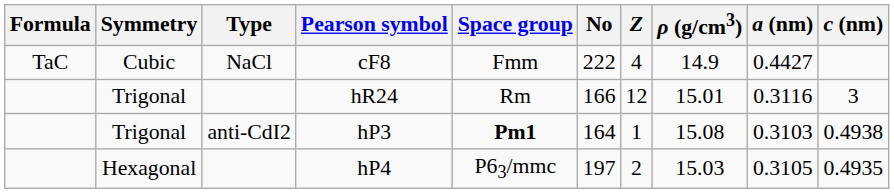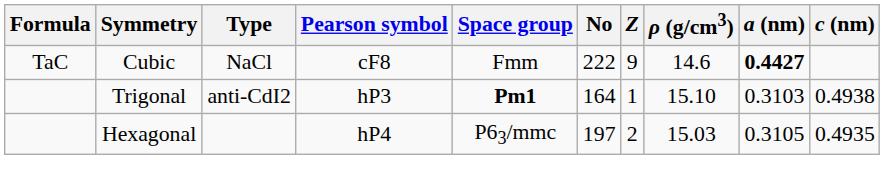(636, 62) 4 -> (632, 62) 9
(700, 62) 14.9 -> (691, 62) 14.6
(783, 62) normal -> (774, 62) bold
- row: (374, 96)
(700, 131) 15.08 -> (691, 96) 15.10
